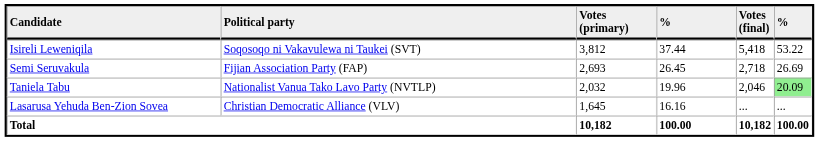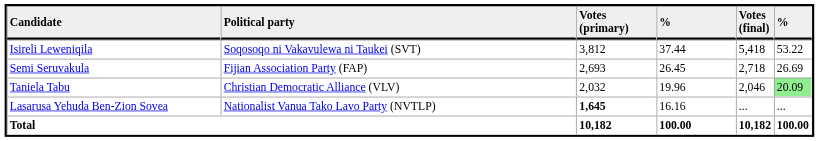(330, 87) Nationalist Vanua Tako Lavo Party (NVTLP) -> (311, 87) Christian Democratic Alliance (VLV)
(311, 106) Christian Democratic Alliance (VLV) -> (330, 106) Nationalist Vanua Tako Lavo Party (NVTLP)
(593, 106) normal -> (593, 106) bold
